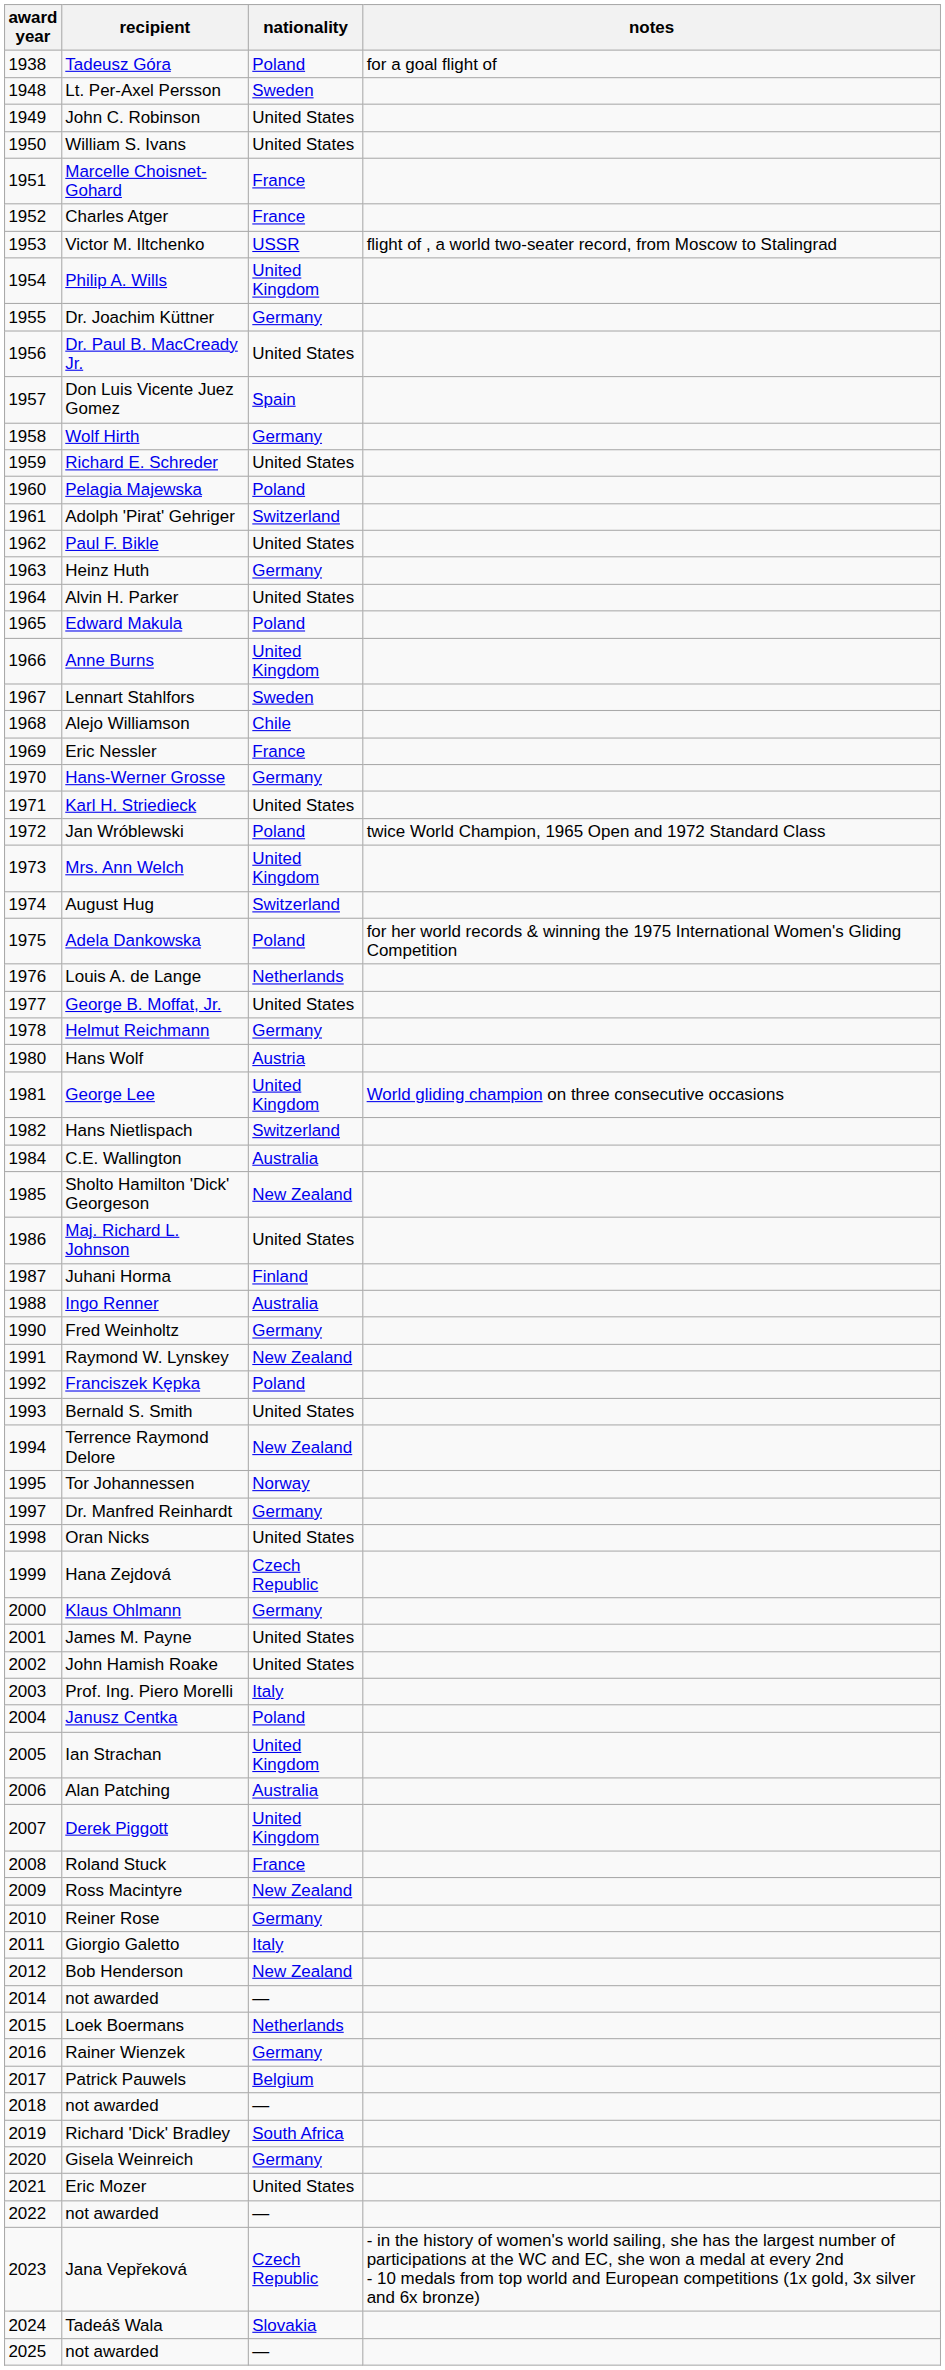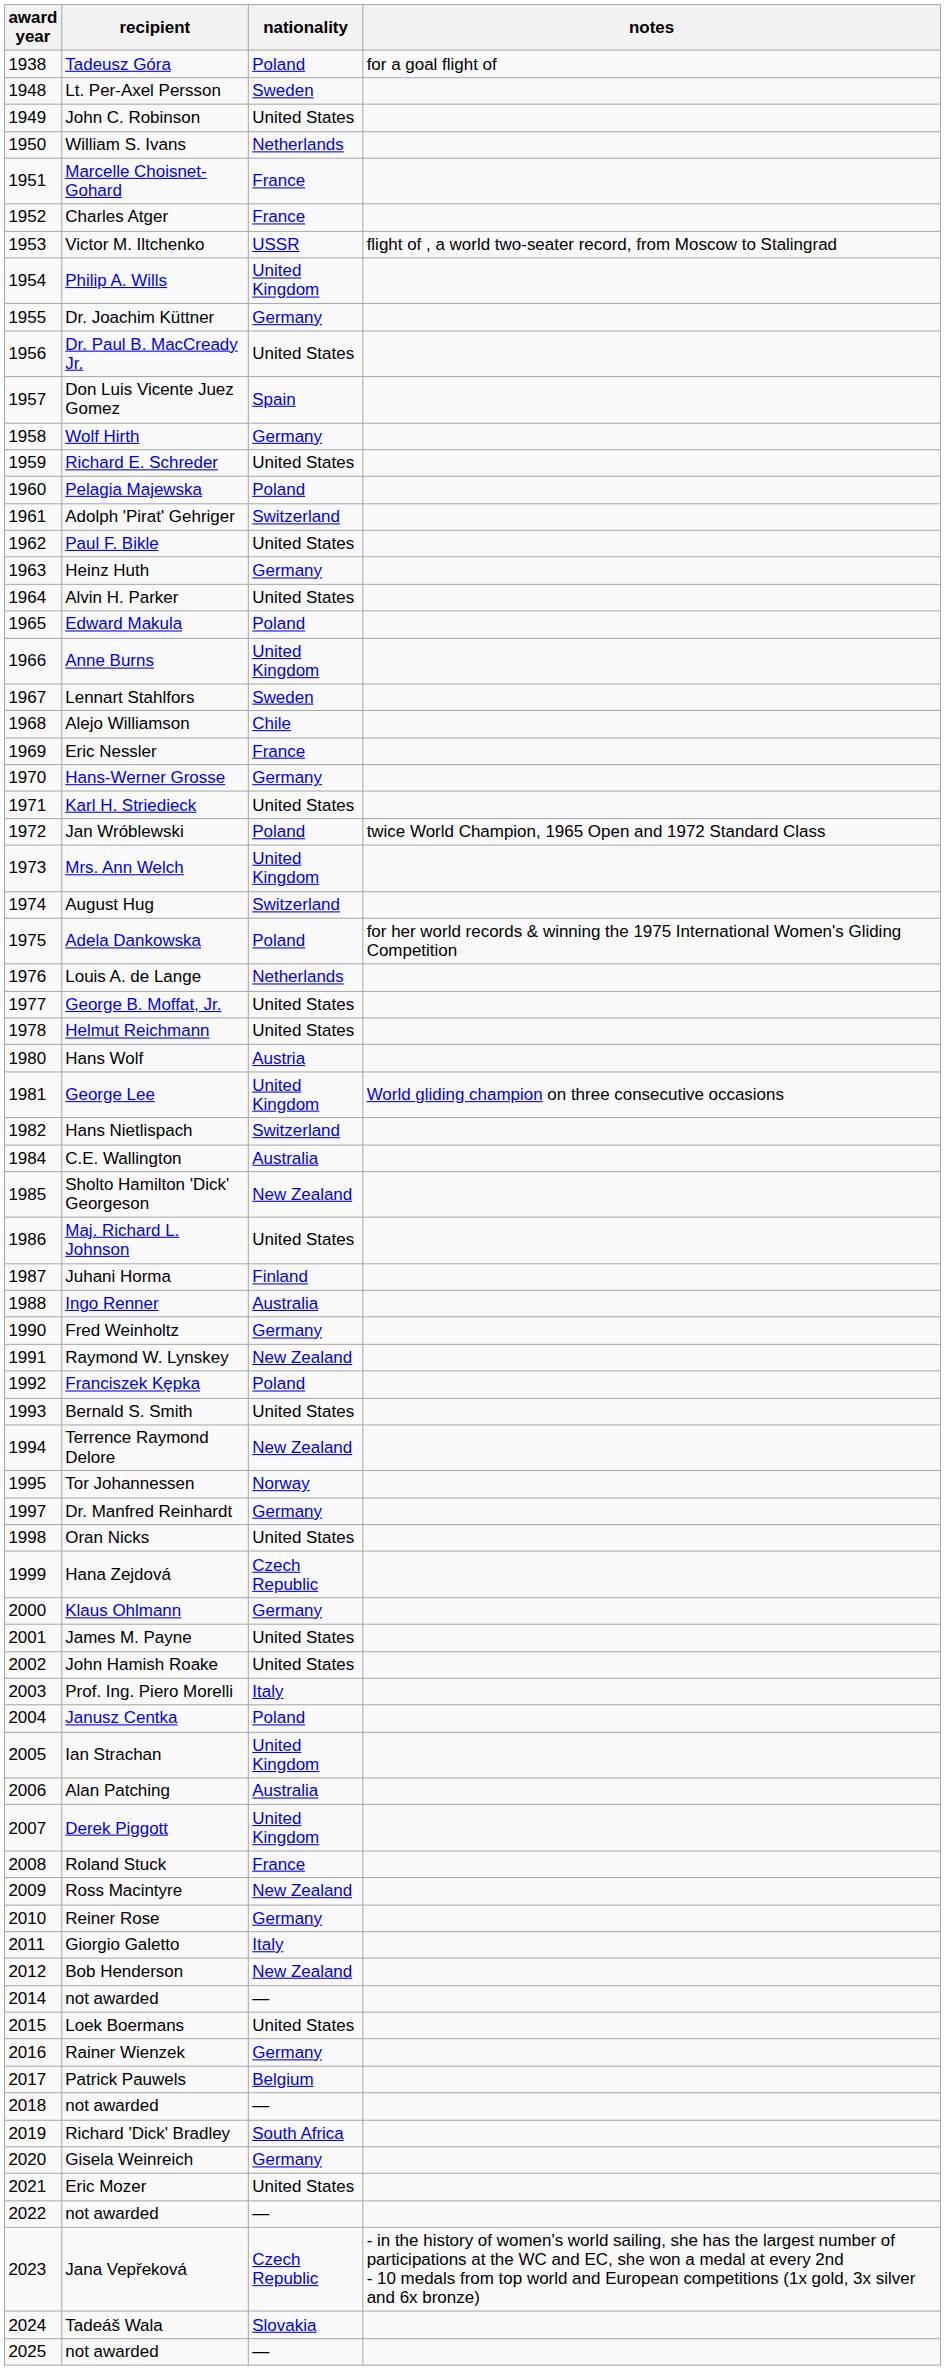(303, 145) United States -> (298, 145) Netherlands
(287, 1031) Germany -> (303, 1031) United States
(298, 2026) Netherlands -> (303, 2026) United States
